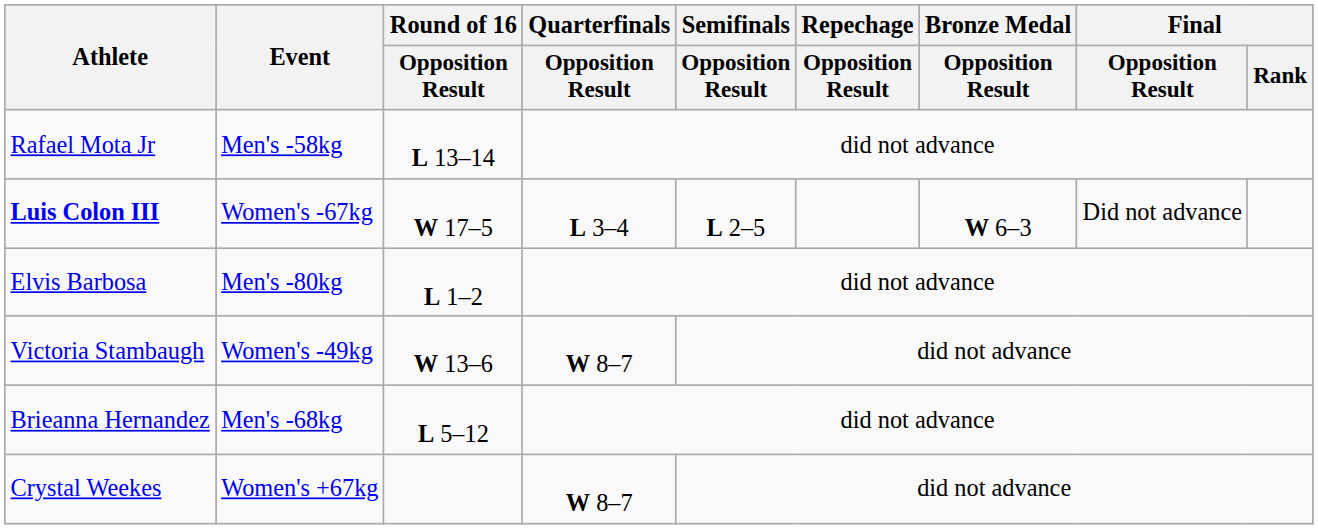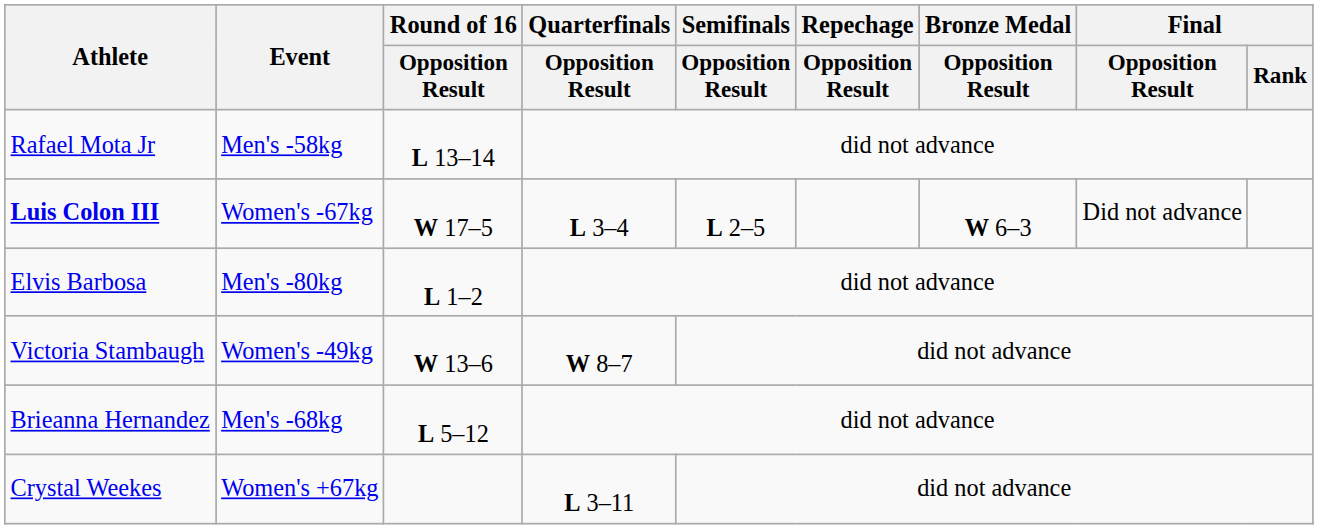(599, 503) W 8–7 -> (599, 503) L 3–11
